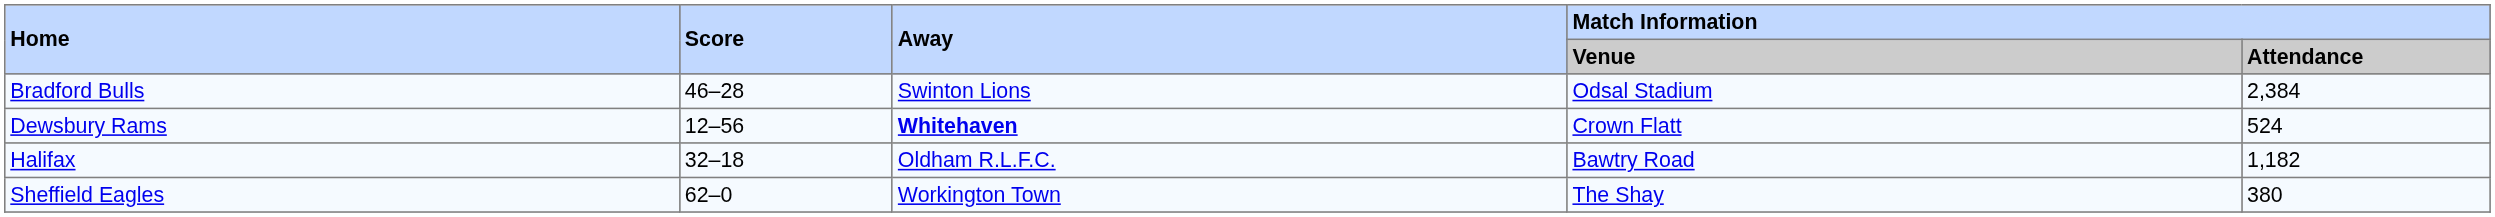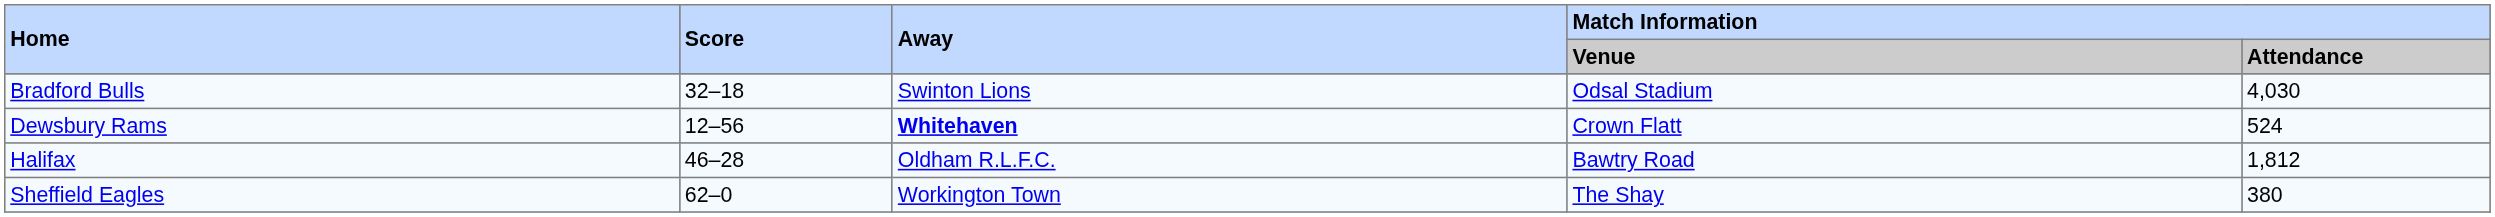(715, 91) 46–28 -> (715, 91) 32–18
(2274, 91) 2,384 -> (2274, 91) 4,030
(715, 160) 32–18 -> (715, 160) 46–28
(2274, 160) 1,182 -> (2274, 160) 1,812
